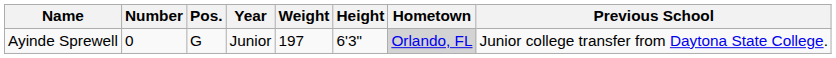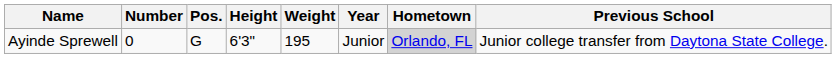columns swapped: (360, 16) <-> (251, 16)
(291, 41) 197 -> (297, 41) 195
